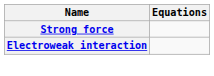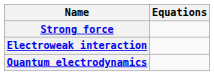+ row: (77, 62)
